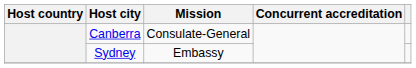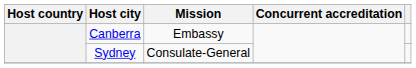(198, 33) Consulate-General -> (198, 33) Embassy
(198, 53) Embassy -> (198, 53) Consulate-General
